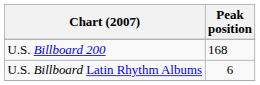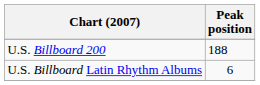(218, 49) 168 -> (218, 49) 188
